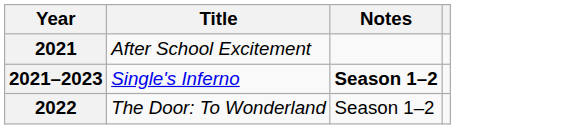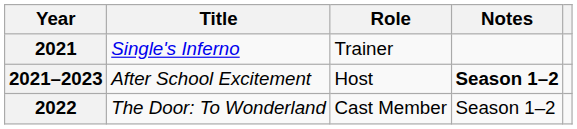+ column: (391, 19)
(211, 49) After School Excitement -> (175, 49) Single's Inferno
(175, 78) Single's Inferno -> (211, 78) After School Excitement
